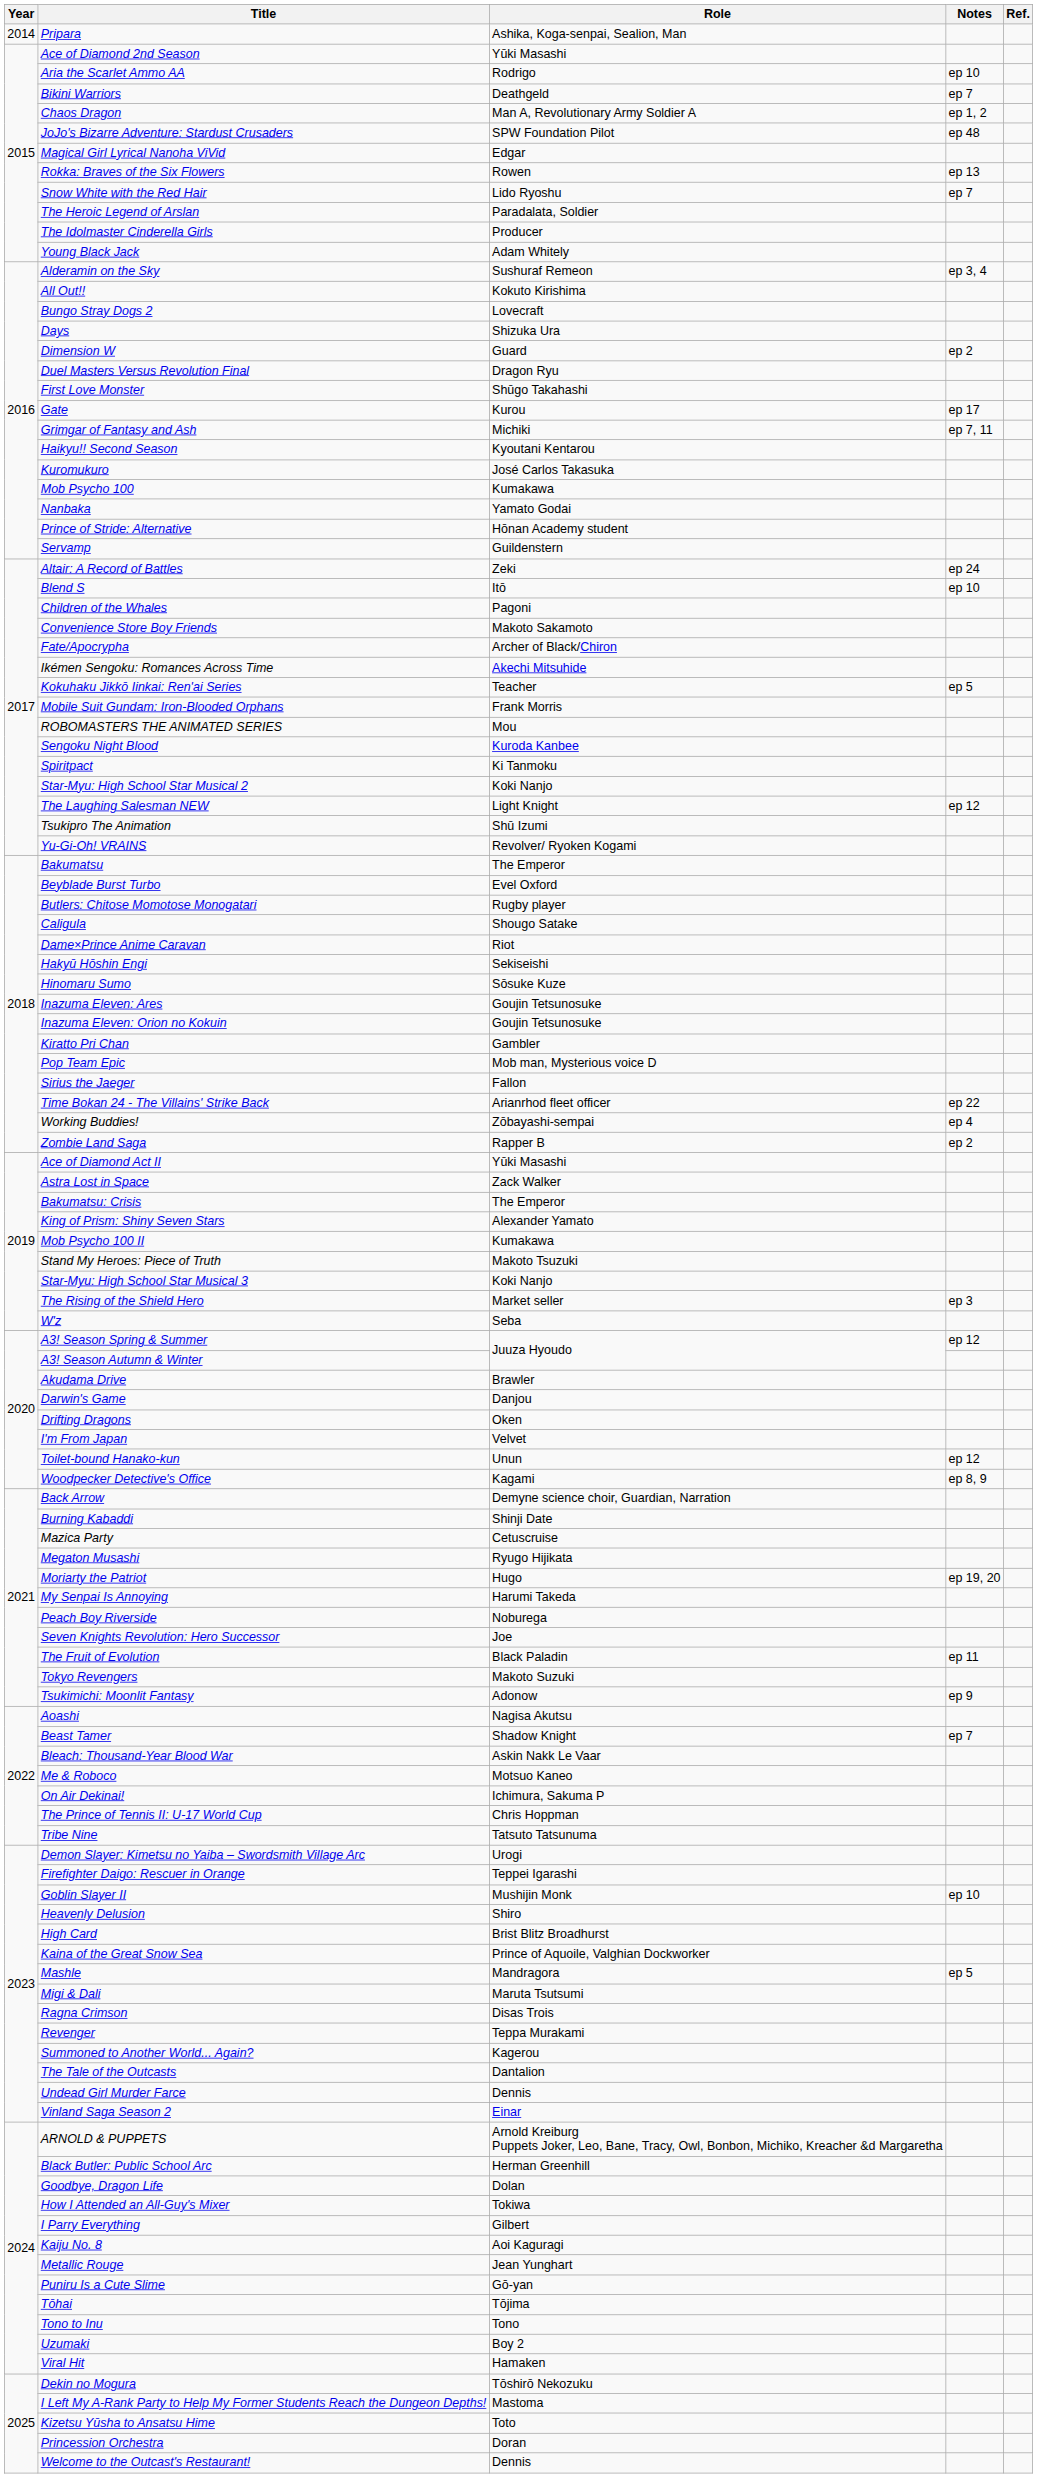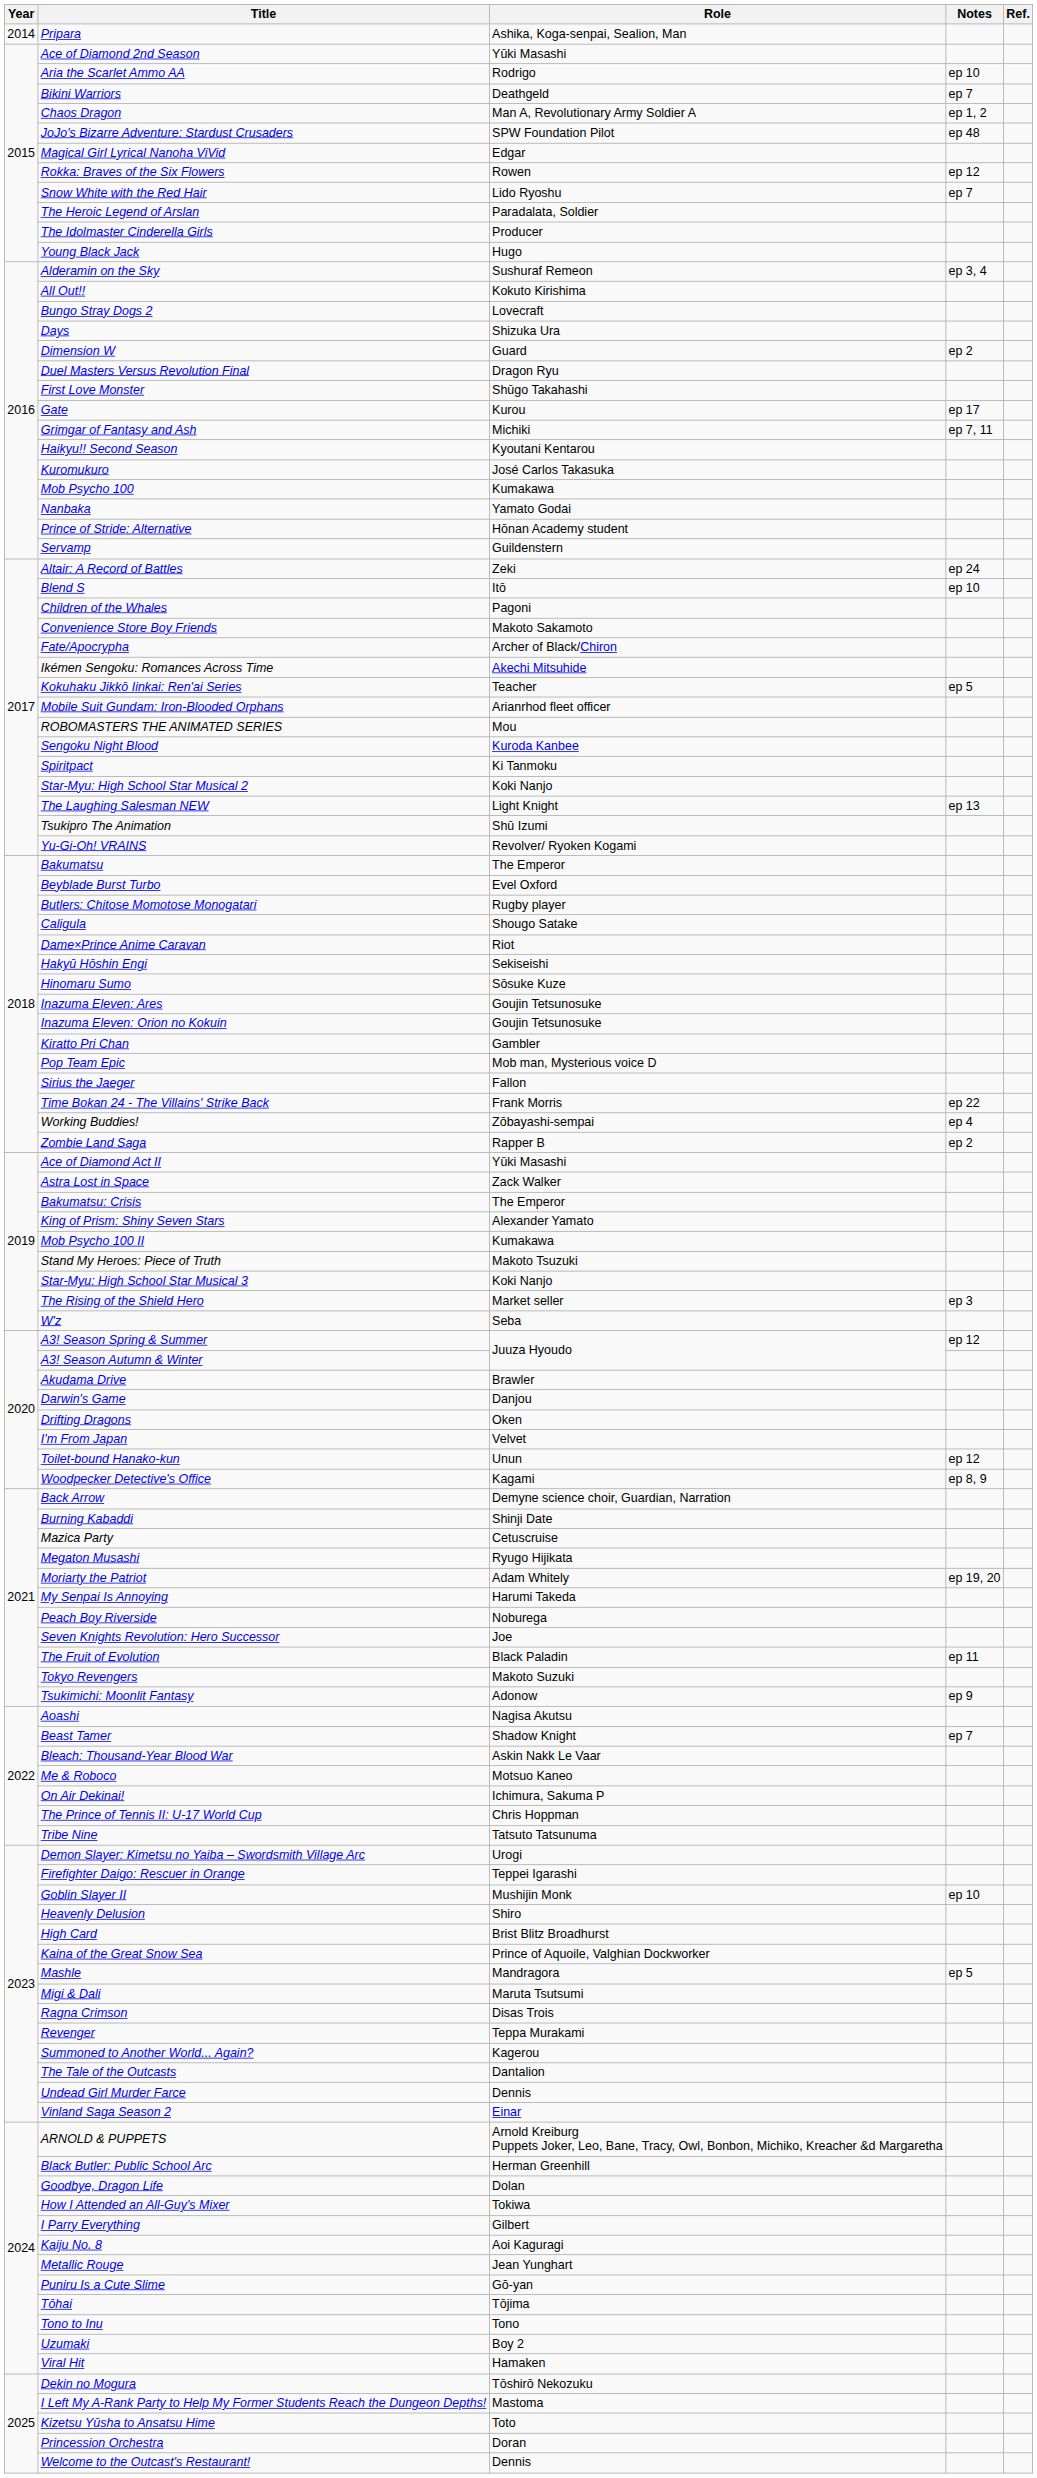(964, 172) ep 13 -> (964, 172) ep 12
(531, 251) Adam Whitely -> (507, 251) Hugo
(527, 707) Frank Morris -> (551, 707) Arianrhod fleet officer
(964, 806) ep 12 -> (964, 806) ep 13
(551, 1102) Arianrhod fleet officer -> (527, 1102) Frank Morris
(507, 1578) Hugo -> (531, 1578) Adam Whitely
